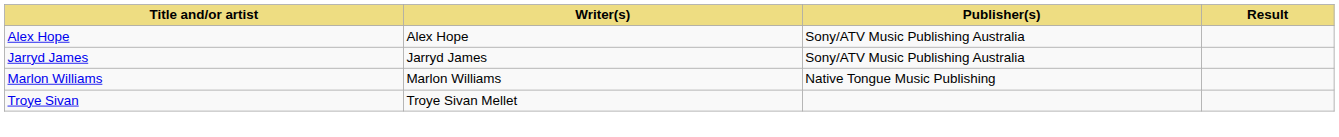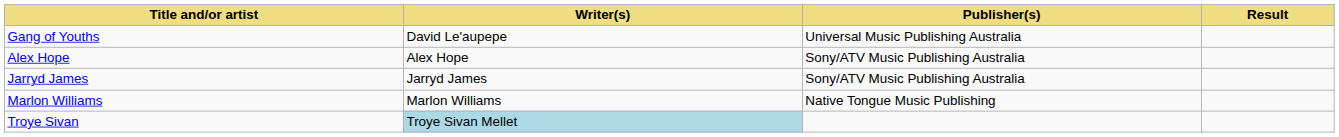+ row: (53, 36)
(462, 100) no background -> (462, 121) lightblue background
